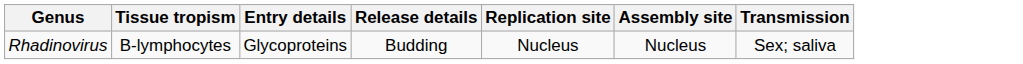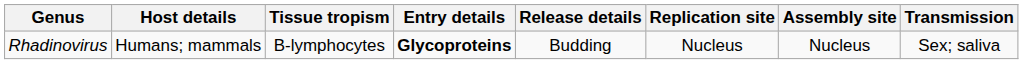+ column: (188, 17)
(295, 44) normal -> (454, 44) bold
